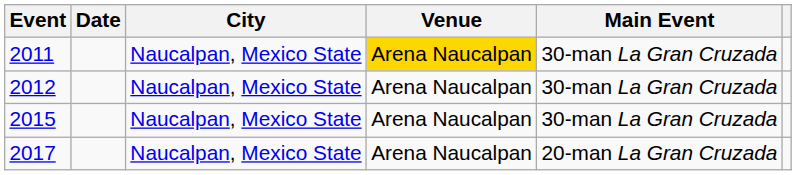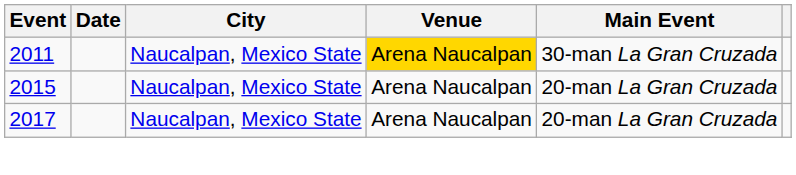- row: (33, 86)
(659, 119) 30-man La Gran Cruzada -> (659, 86) 20-man La Gran Cruzada
